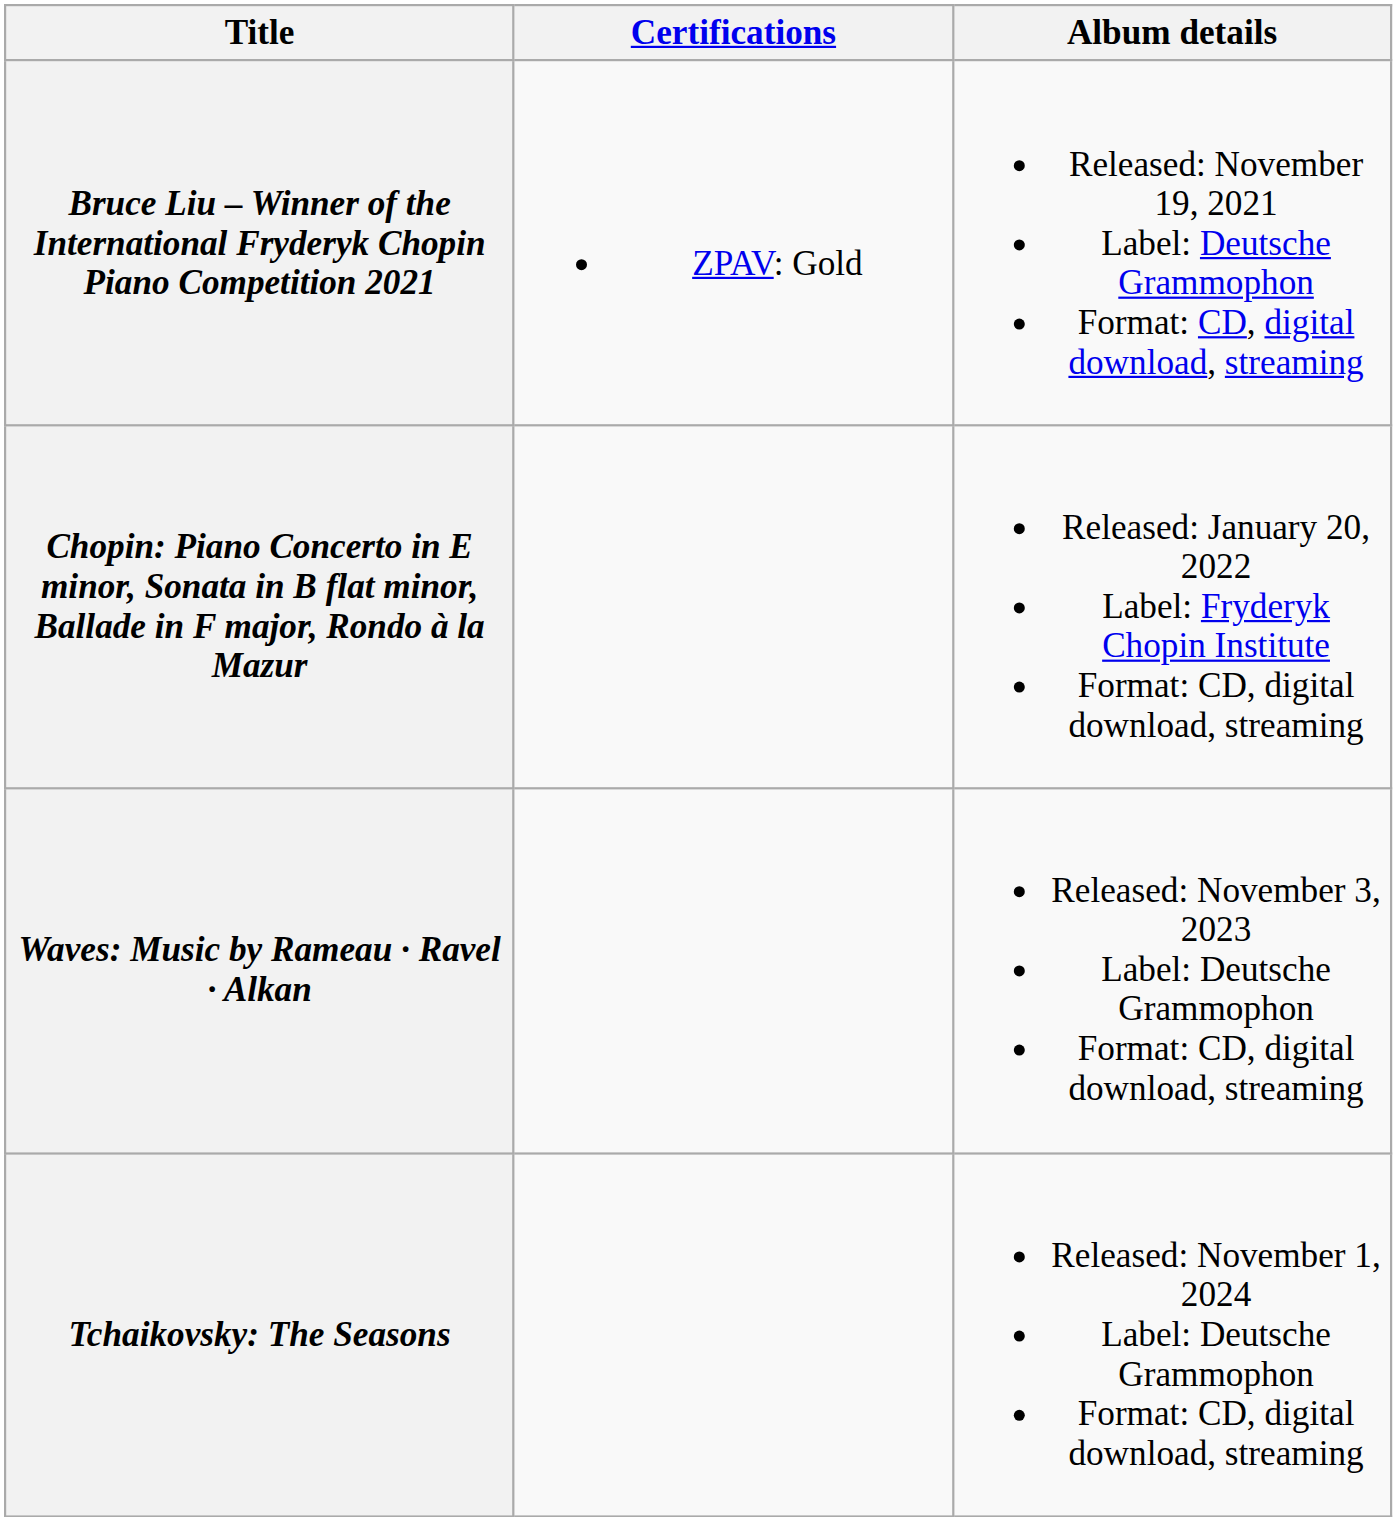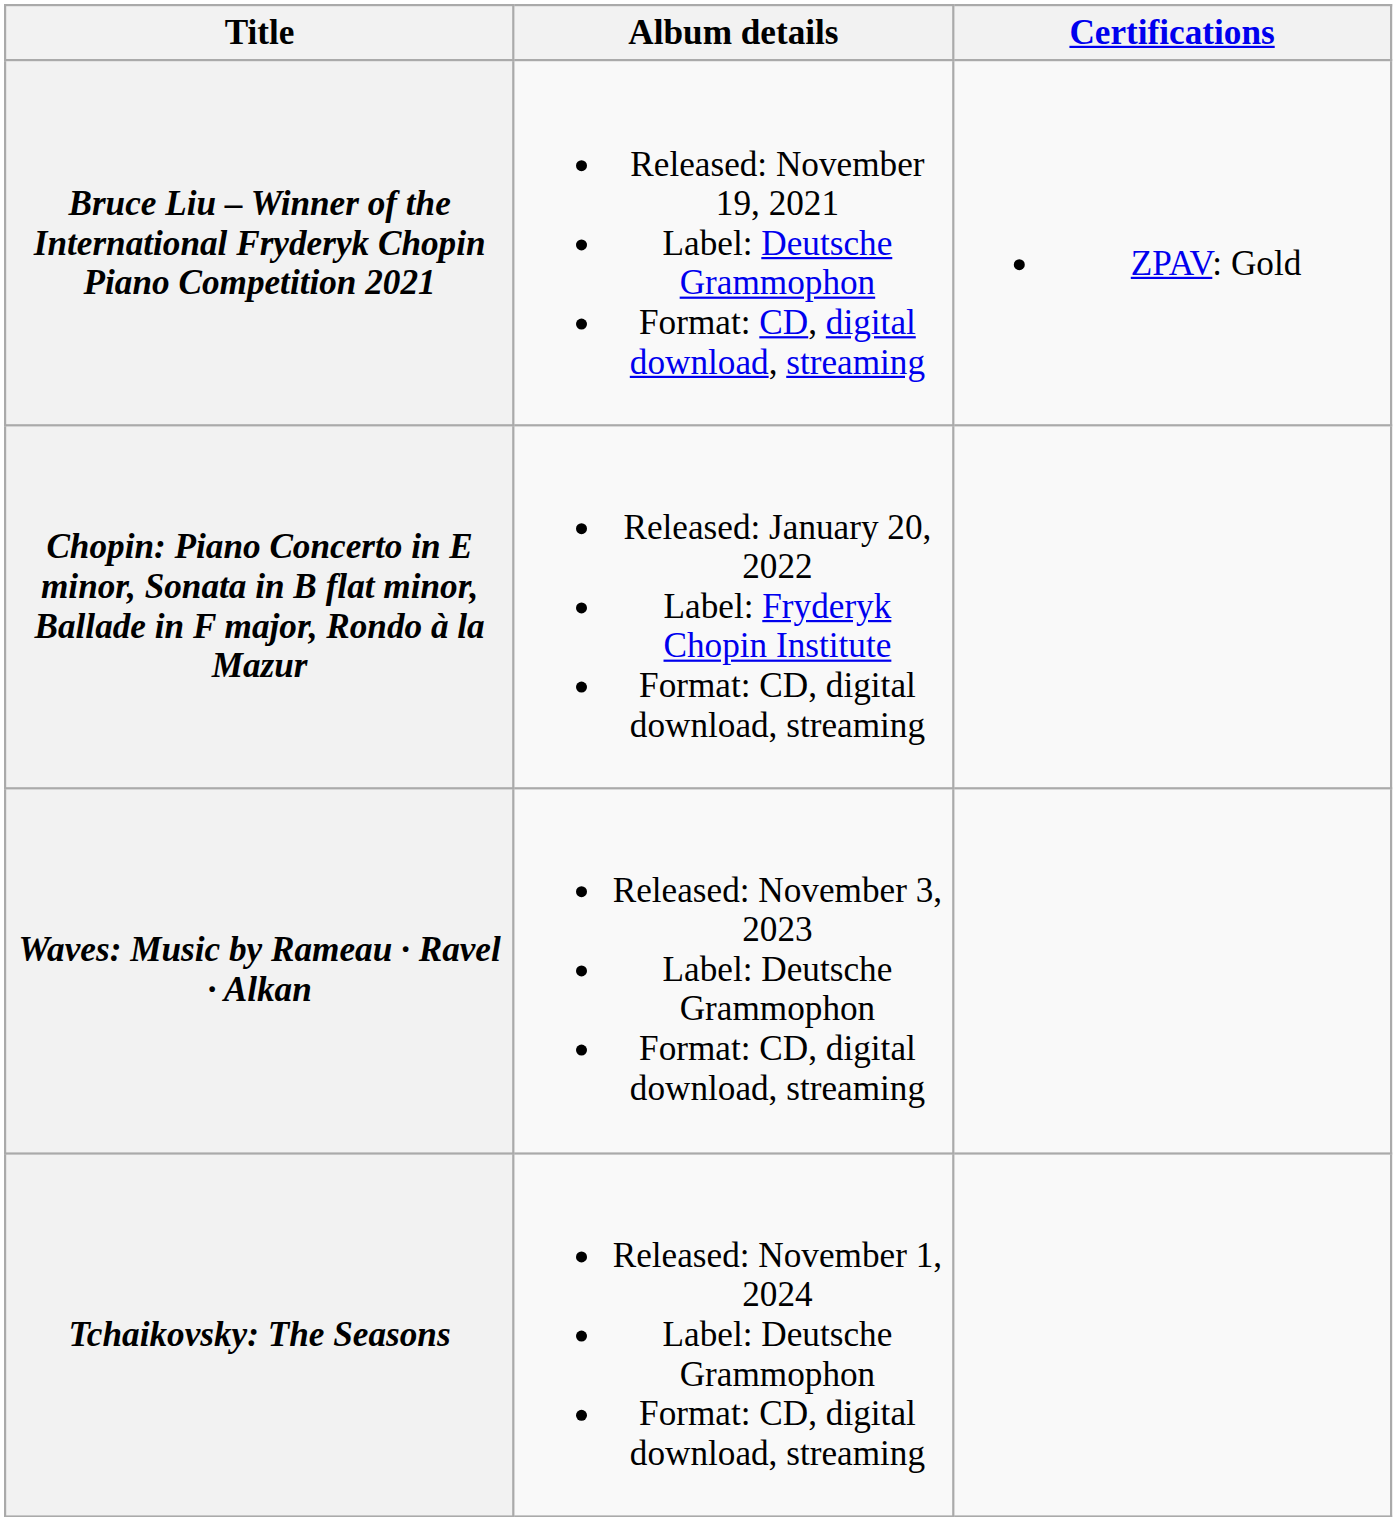columns swapped: (1172, 32) <-> (733, 32)
